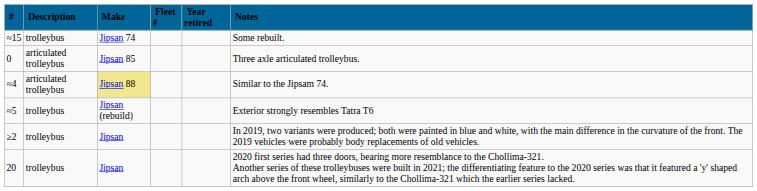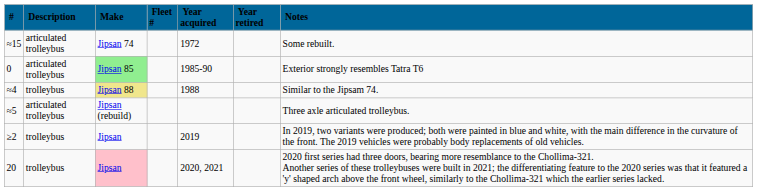+ column: (199, 17)
(45, 38) trolleybus -> (46, 43) articulated trolleybus
(117, 58) no background -> (116, 69) lightgreen background
(296, 58) Three axle articulated trolleybus. -> (353, 69) Exterior strongly resembles Tatra T6
(46, 84) articulated trolleybus -> (45, 90) trolleybus
(45, 110) trolleybus -> (46, 110) articulated trolleybus
(303, 110) Exterior strongly resembles Tatra T6 -> (346, 110) Three axle articulated trolleybus.
(111, 168) no background -> (110, 168) pink background
